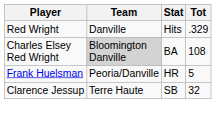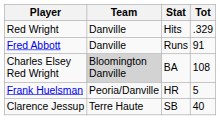+ row: (34, 45)
(194, 90) 32 -> (199, 106) 40
